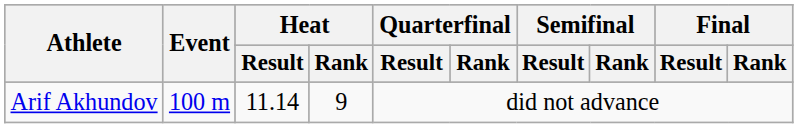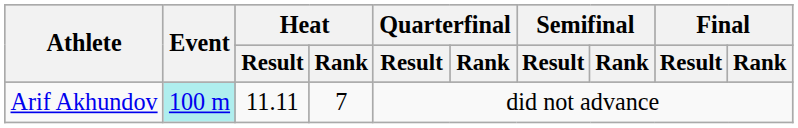(199, 102) no background -> (199, 102) paleturquoise background
(272, 102) 11.14 -> (272, 102) 11.11
(341, 102) 9 -> (341, 102) 7
